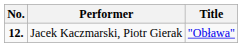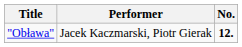columns swapped: (16, 14) <-> (211, 14)
